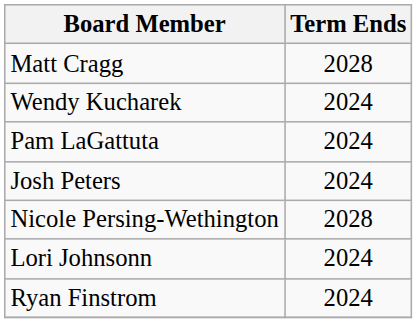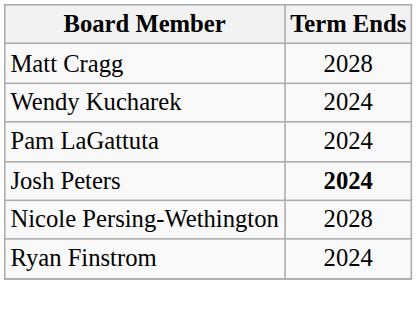(348, 180) normal -> (348, 180) bold
- row: (81, 258)
